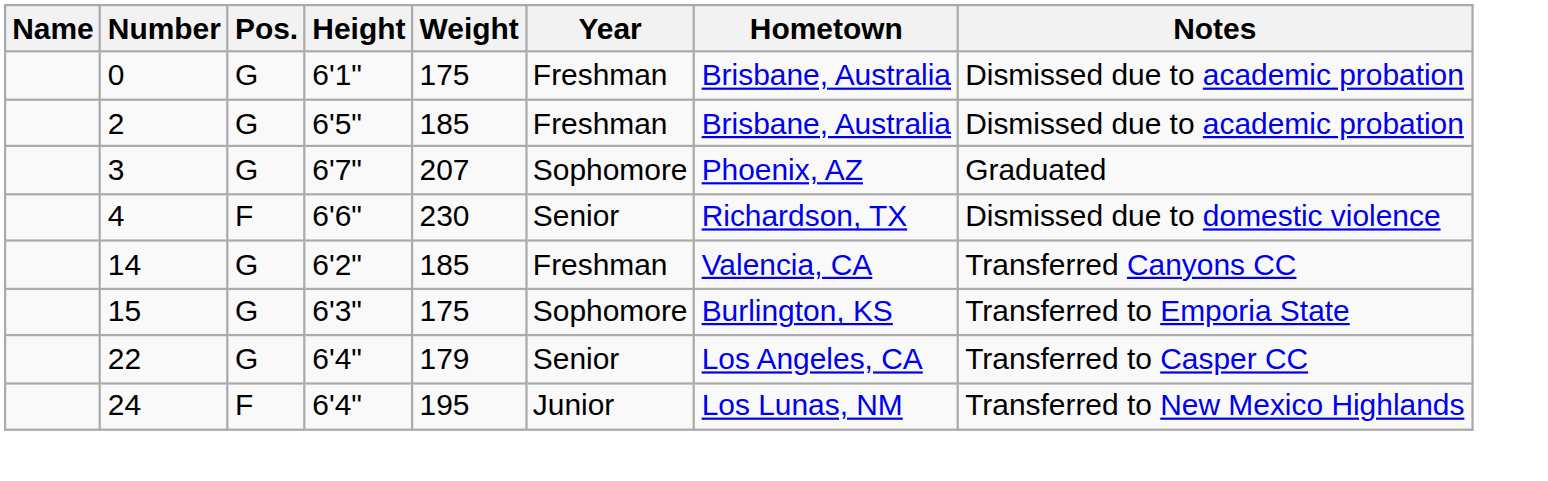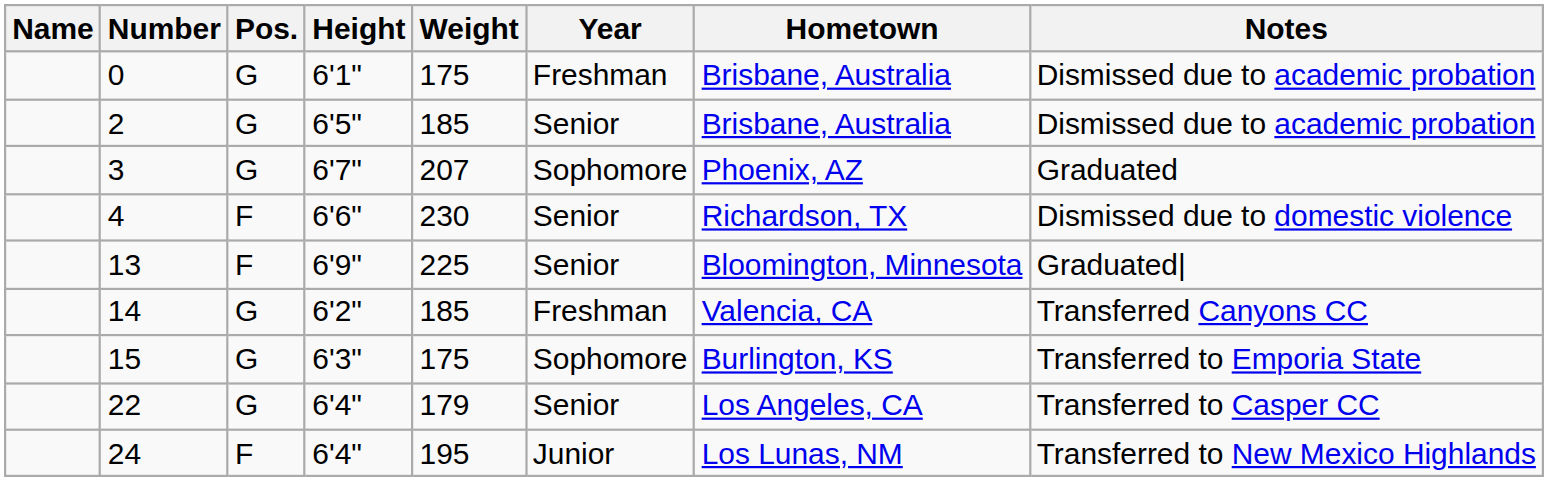(600, 123) Freshman -> (576, 123) Senior
+ row: (124, 264)
